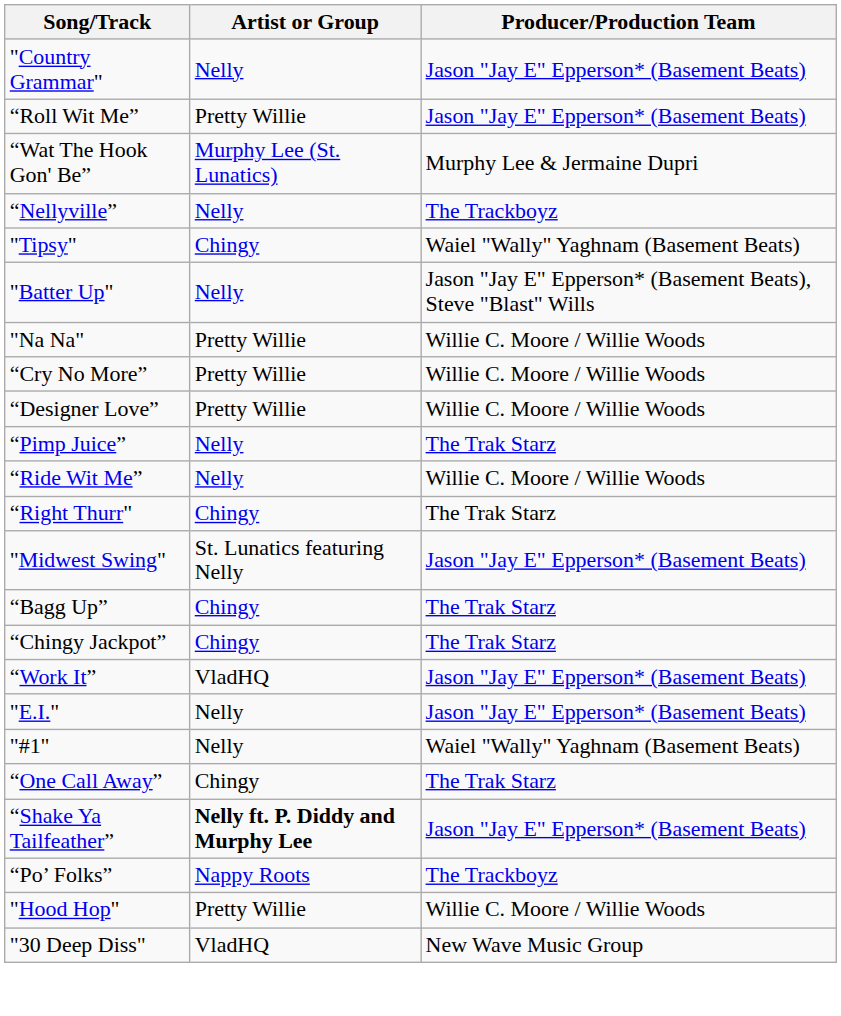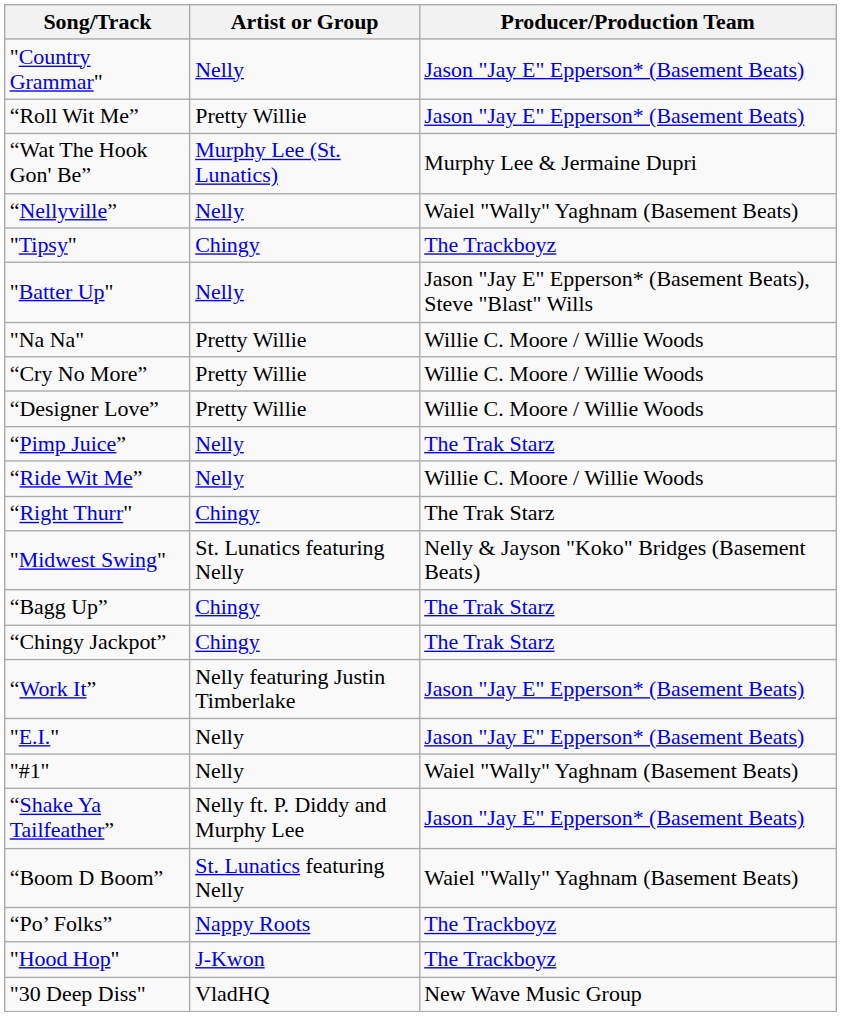(492, 210) The Trackboyz -> (611, 210) Waiel "Wally" Yaghnam (Basement Beats)
(613, 245) Waiel "Wally" Yaghnam (Basement Beats) -> (490, 245) The Trackboyz
(616, 560) Jason "Jay E" Epperson* (Basement Beats) -> (615, 560) Nelly & Jayson "Koko" Bridges (Basement Beats)
(232, 676) VladHQ -> (290, 689) Nelly featuring Justin Timberlake
- row: (86, 781)
(295, 828) bold -> (291, 818) normal
+ row: (86, 877)
(250, 909) Pretty Willie -> (230, 959) J-Kwon
(565, 909) Willie C. Moore / Willie Woods -> (490, 959) The Trackboyz
